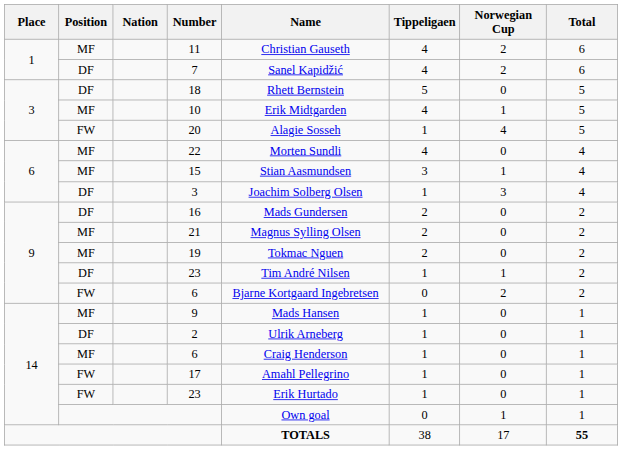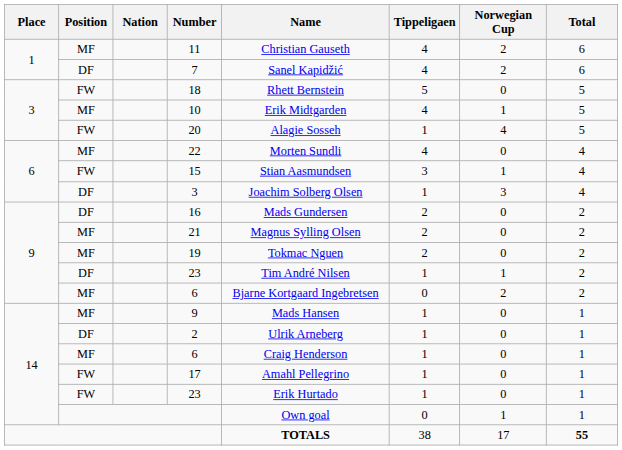(86, 90) DF -> (86, 90) FW
(86, 171) MF -> (86, 171) FW
(86, 293) FW -> (86, 293) MF
